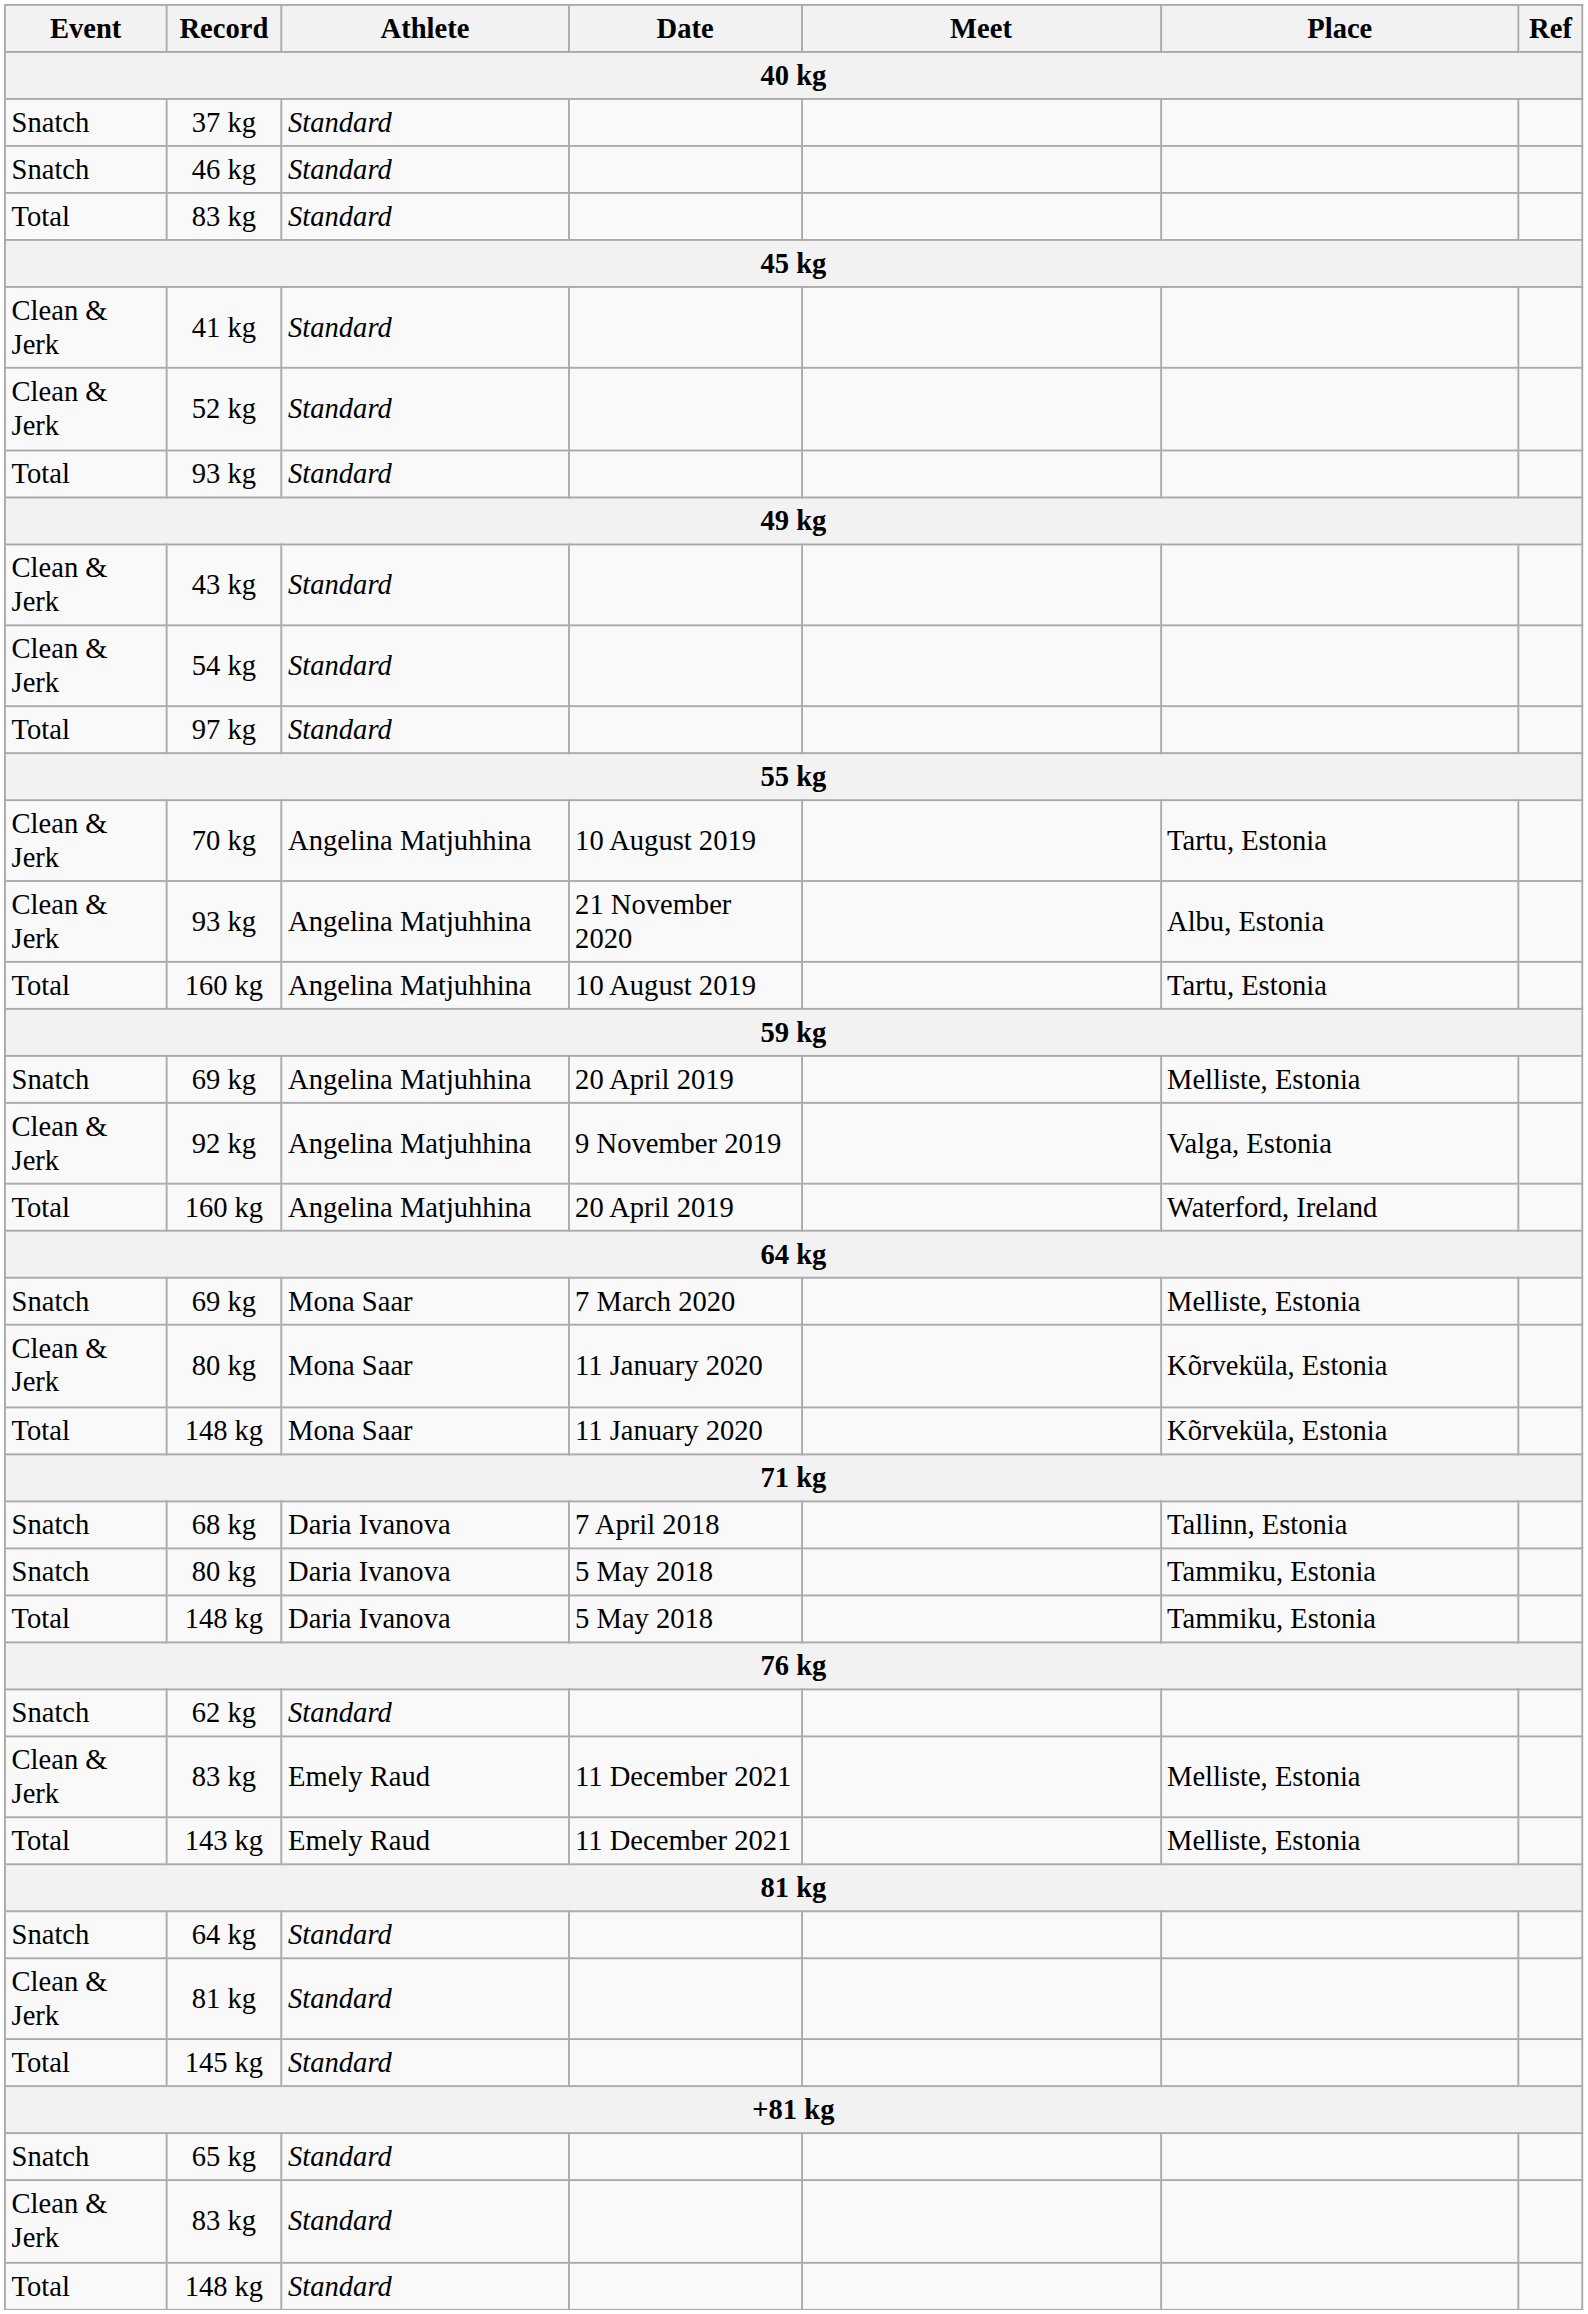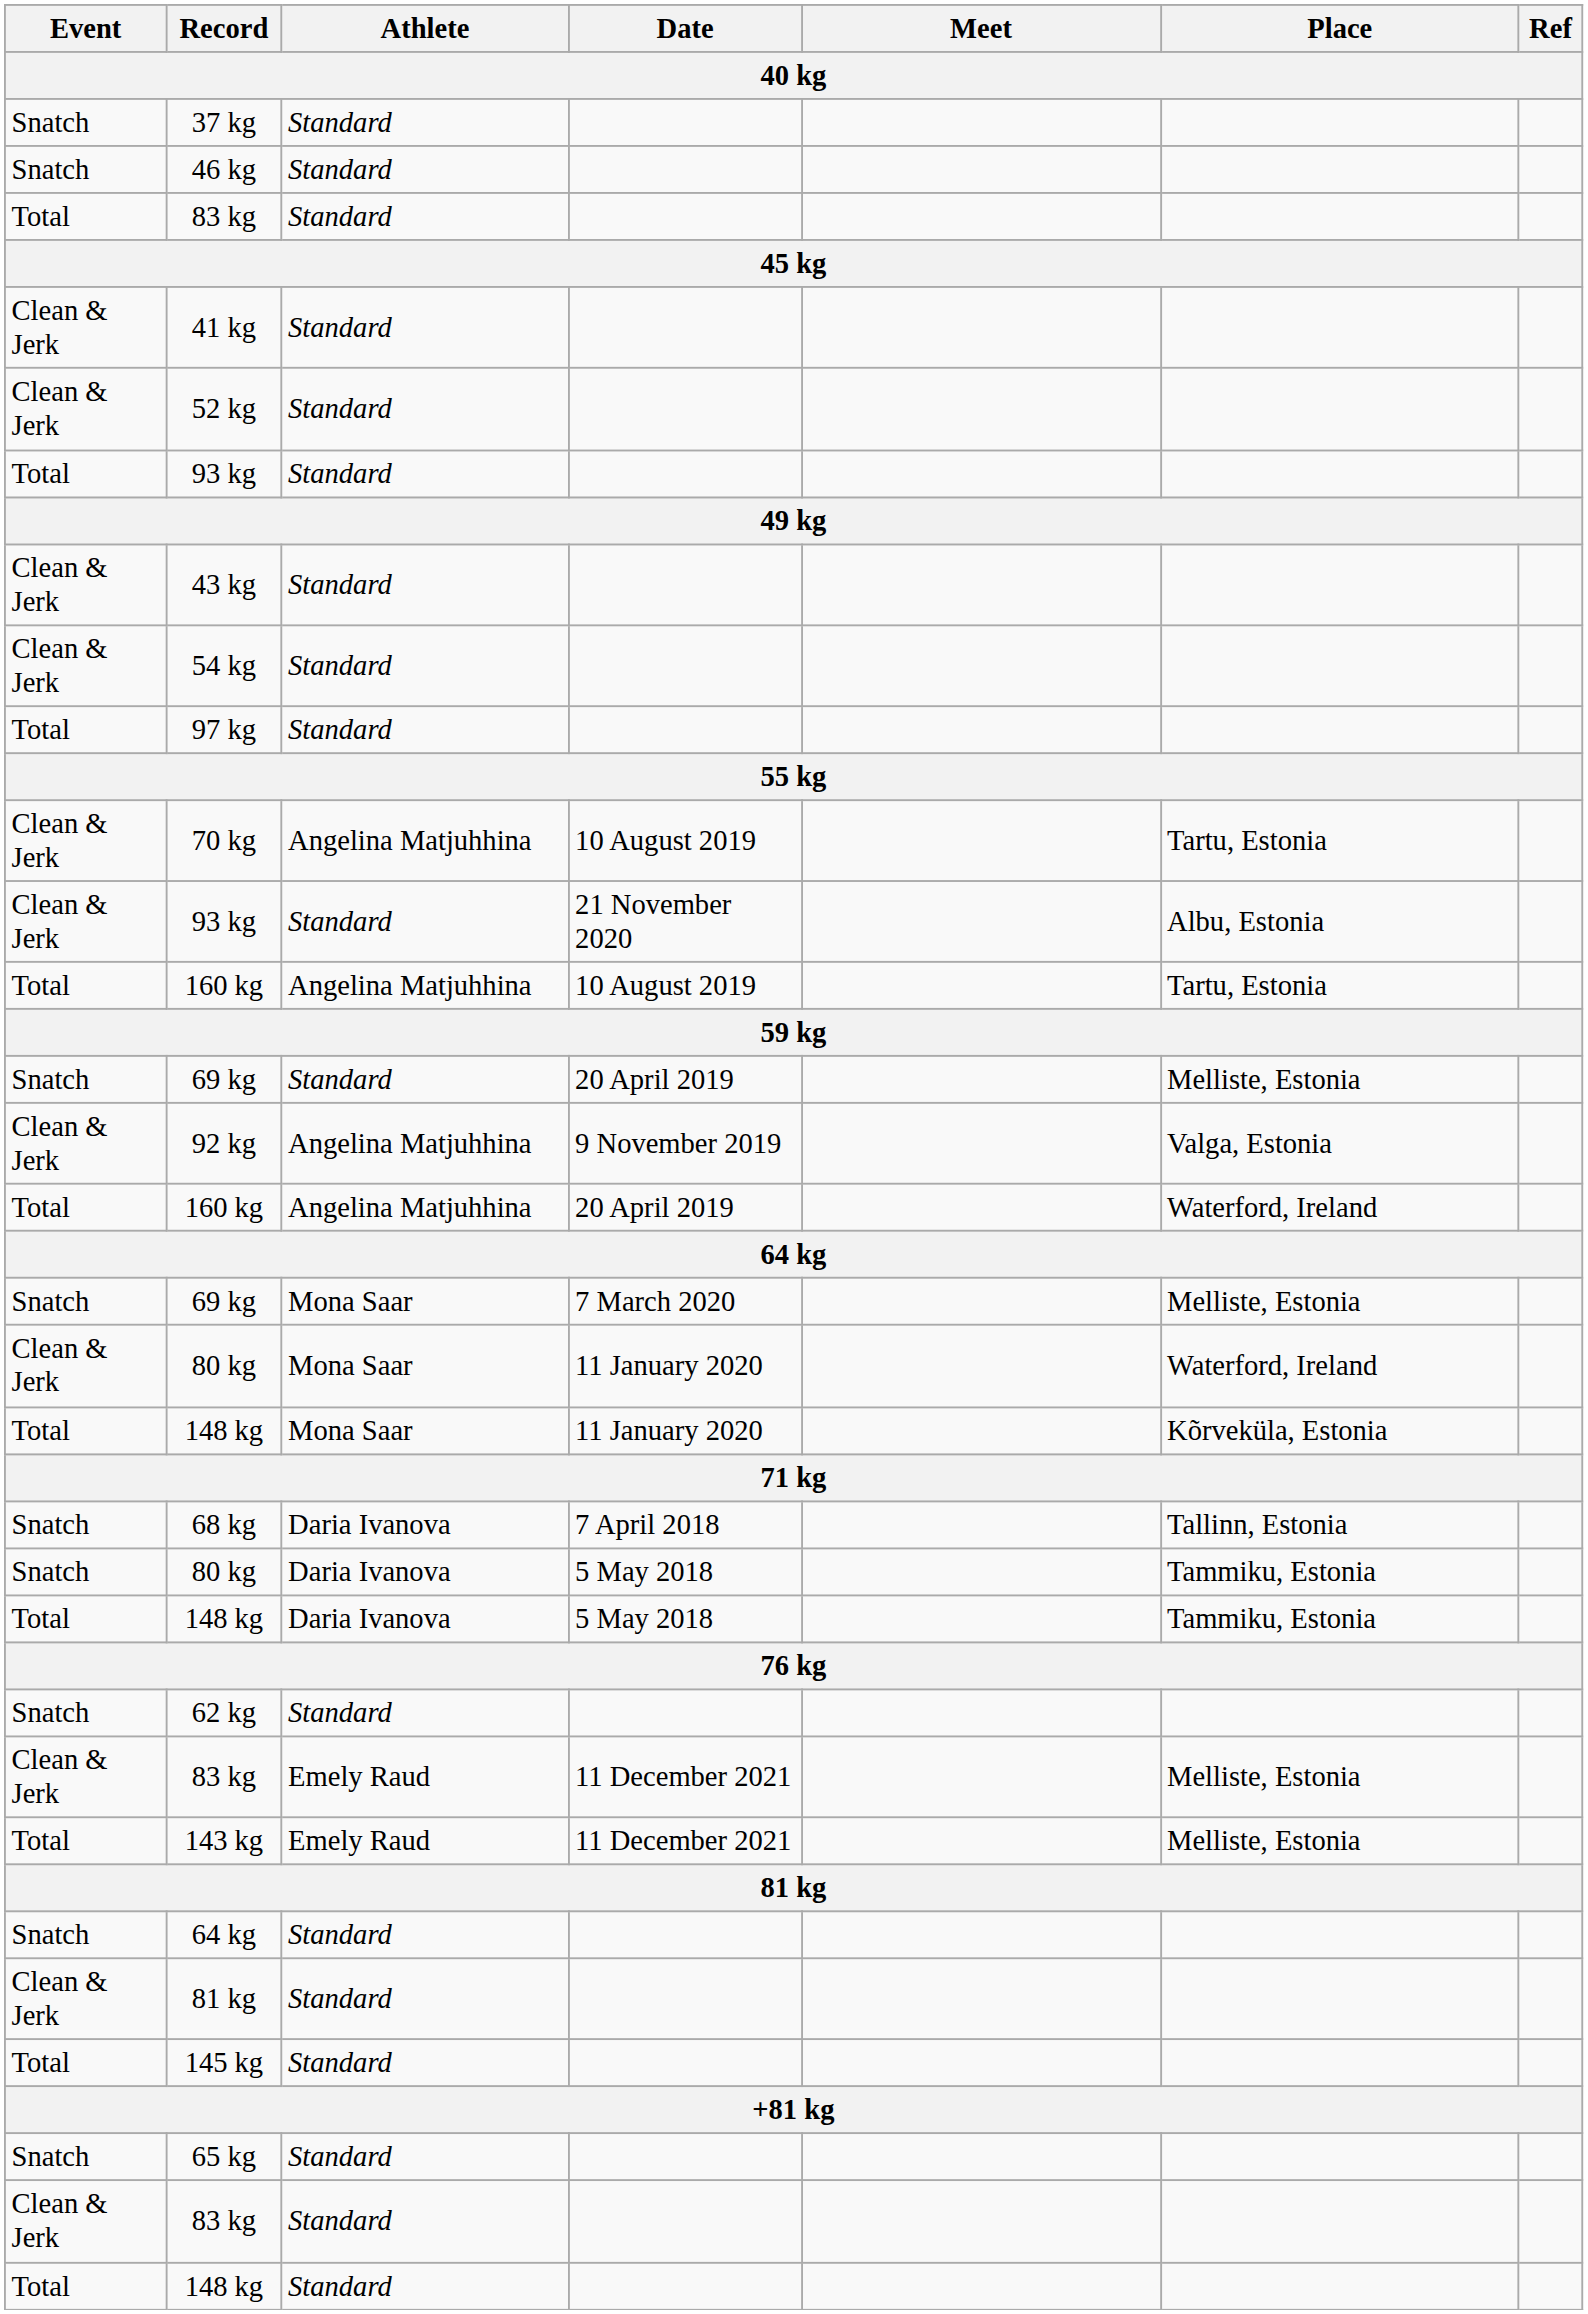(410, 921) Angelina Matjuhhina -> (340, 921) Standard
(410, 1079) Angelina Matjuhhina -> (340, 1079) Standard
(1277, 1365) Kõrveküla, Estonia -> (1272, 1365) Waterford, Ireland
